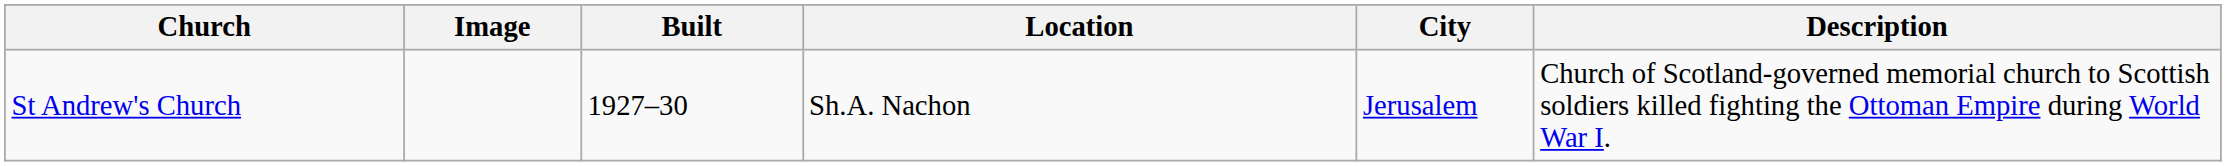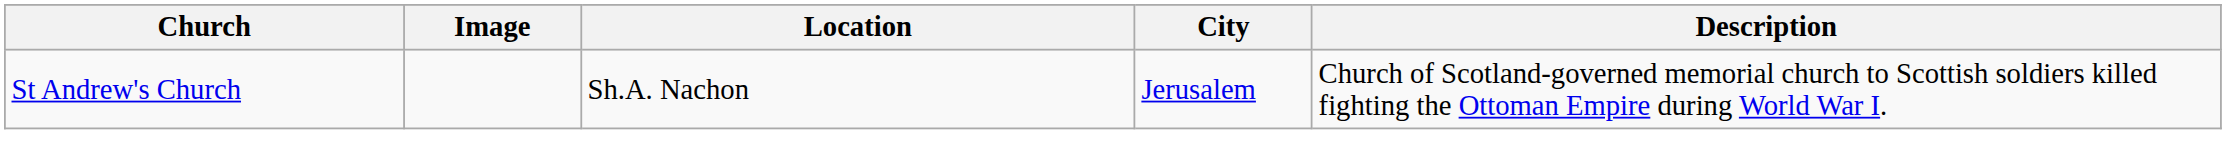- column: (692, 27)
